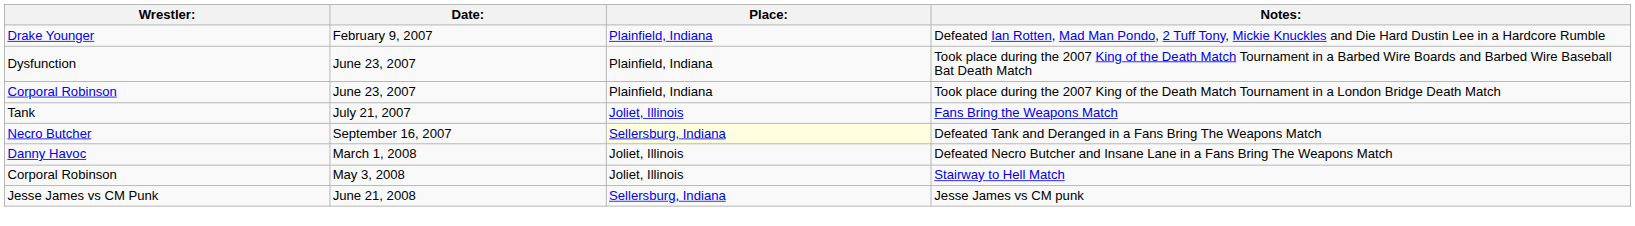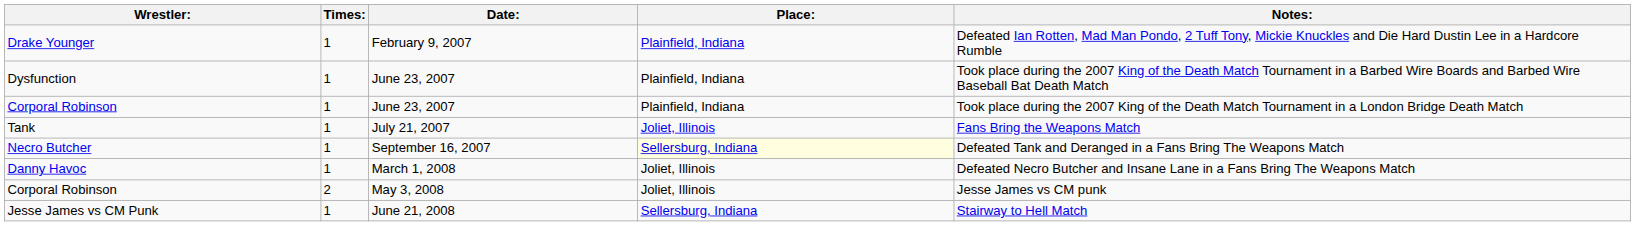+ column: (345, 14)
(1000, 175) Stairway to Hell Match -> (1032, 190) Jesse James vs CM punk
(1009, 196) Jesse James vs CM punk -> (1022, 210) Stairway to Hell Match
